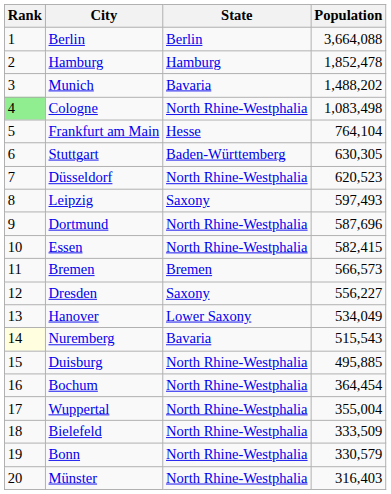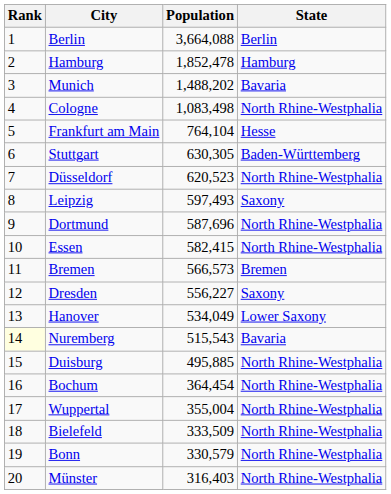columns swapped: (348, 16) <-> (237, 16)
(11, 108) lightgreen background -> (11, 108) no background
